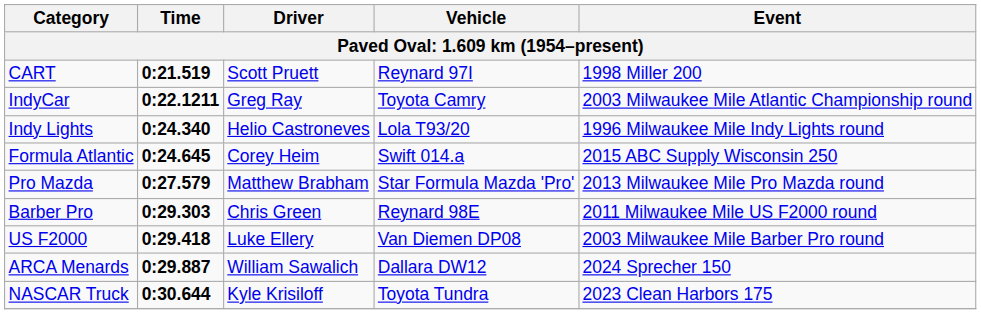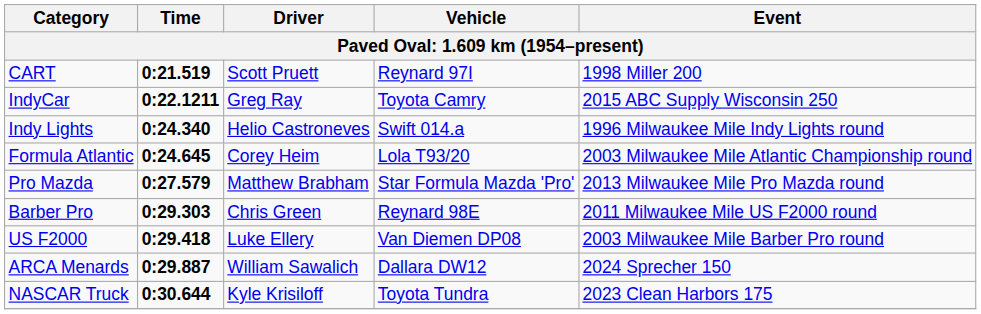(777, 101) 2003 Milwaukee Mile Atlantic Championship round -> (710, 101) 2015 ABC Supply Wisconsin 250
(424, 128) Lola T93/20 -> (421, 128) Swift 014.a
(421, 156) Swift 014.a -> (424, 156) Lola T93/20
(710, 156) 2015 ABC Supply Wisconsin 250 -> (777, 156) 2003 Milwaukee Mile Atlantic Championship round
